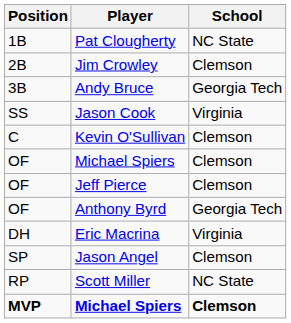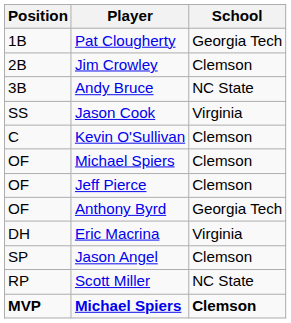(223, 40) NC State -> (237, 40) Georgia Tech
(237, 88) Georgia Tech -> (223, 88) NC State
